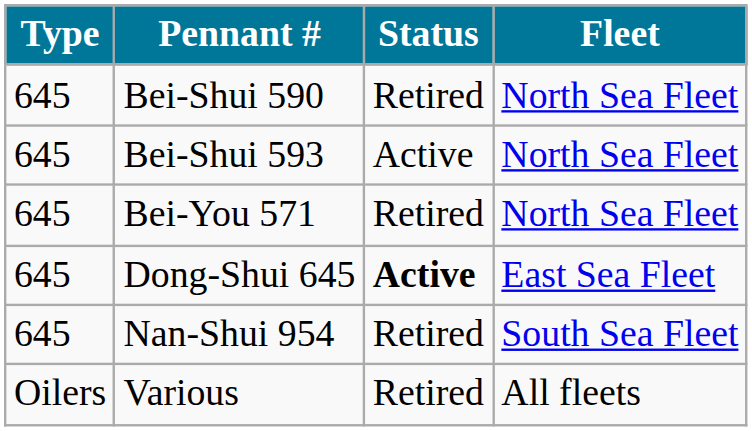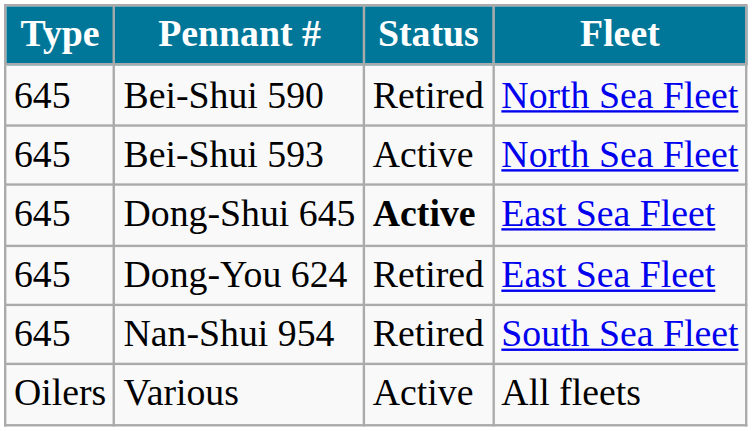- row: (220, 214)
+ row: (236, 273)
(428, 393) Retired -> (423, 393) Active
